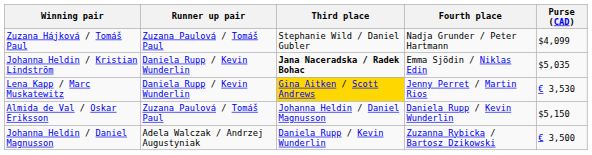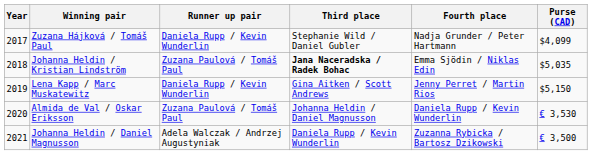+ column: (17, 16)
(200, 41) Zuzana Paulová / Tomáš Paul -> (214, 41) Daniela Rupp / Kevin Wunderlin
(195, 65) Daniela Rupp / Kevin Wunderlin -> (219, 65) Zuzana Paulová / Tomáš Paul
(328, 89) gold background -> (342, 89) no background
(557, 89) € 3,530 -> (555, 89) $5,150
(554, 113) $5,150 -> (558, 113) € 3,530
